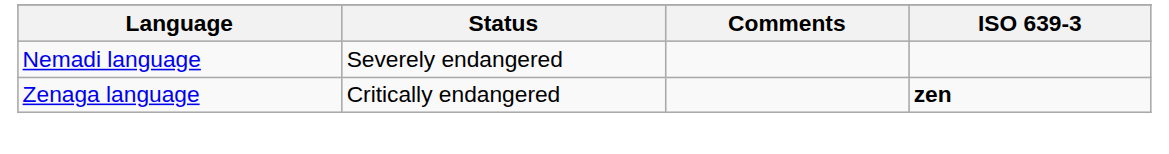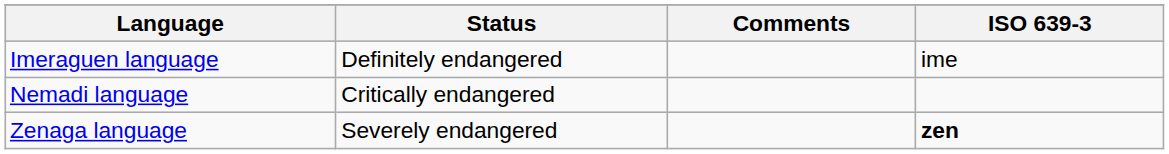+ row: (114, 59)
(455, 59) Severely endangered -> (448, 95) Critically endangered
(453, 95) Critically endangered -> (449, 131) Severely endangered
